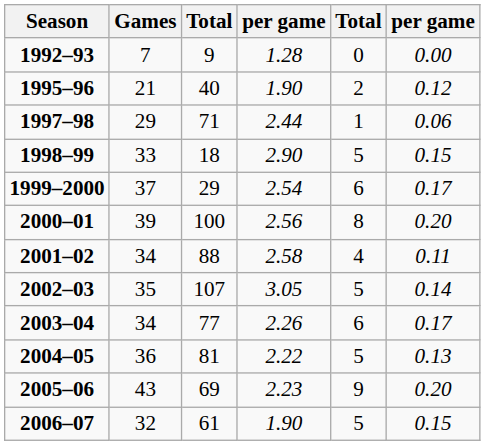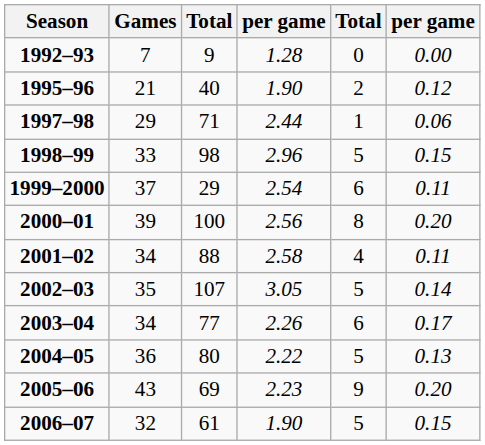(209, 155) 18 -> (209, 155) 98
(284, 155) 2.90 -> (284, 155) 2.96
(433, 188) 0.17 -> (433, 188) 0.11
(209, 356) 81 -> (209, 356) 80
